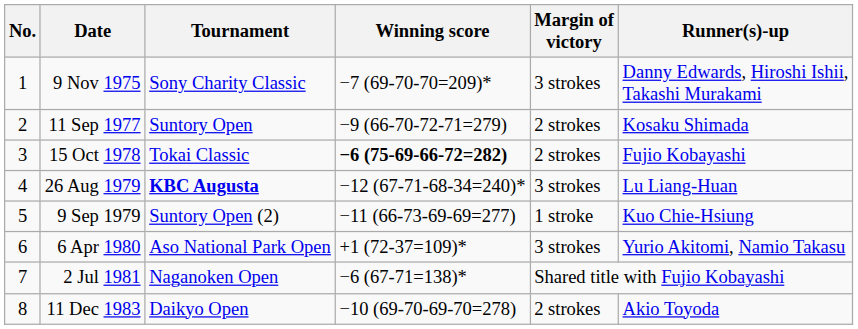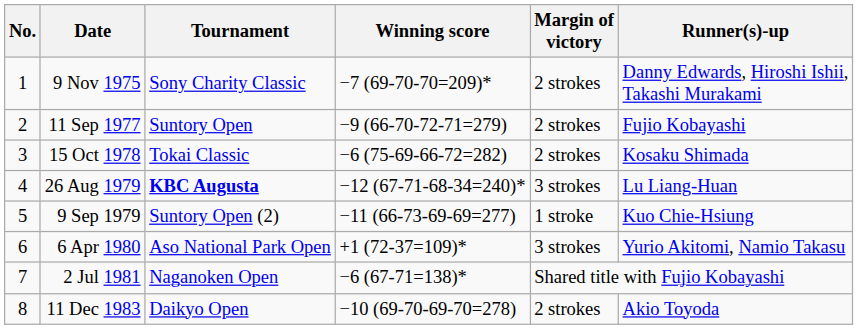(567, 83) 3 strokes -> (567, 83) 2 strokes
(686, 125) Kosaku Shimada -> (684, 125) Fujio Kobayashi
(423, 155) bold -> (423, 155) normal
(684, 155) Fujio Kobayashi -> (686, 155) Kosaku Shimada
